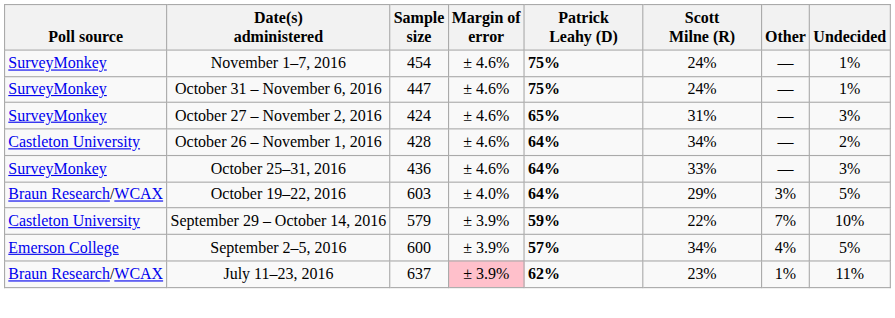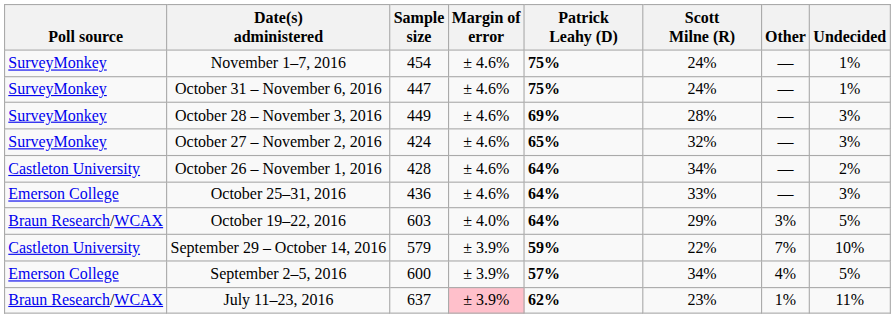+ row: (278, 116)
(702, 116) 31% -> (702, 142) 32%
(58, 168) SurveyMonkey -> (64, 195) Emerson College
